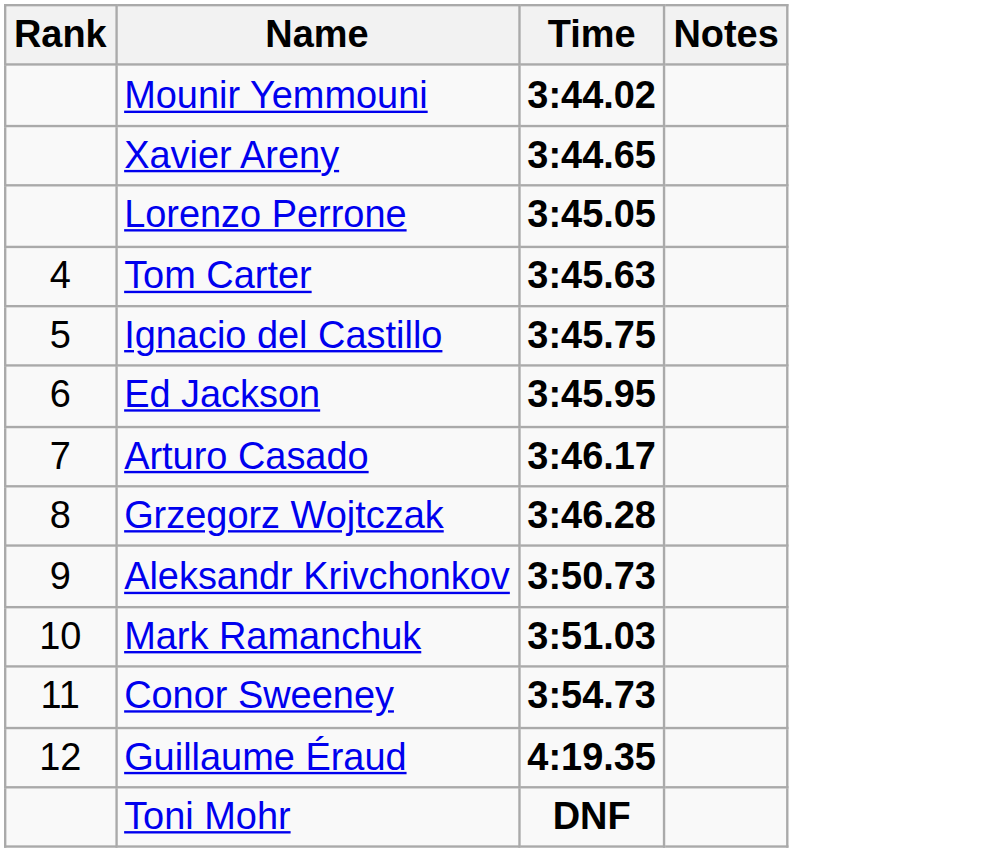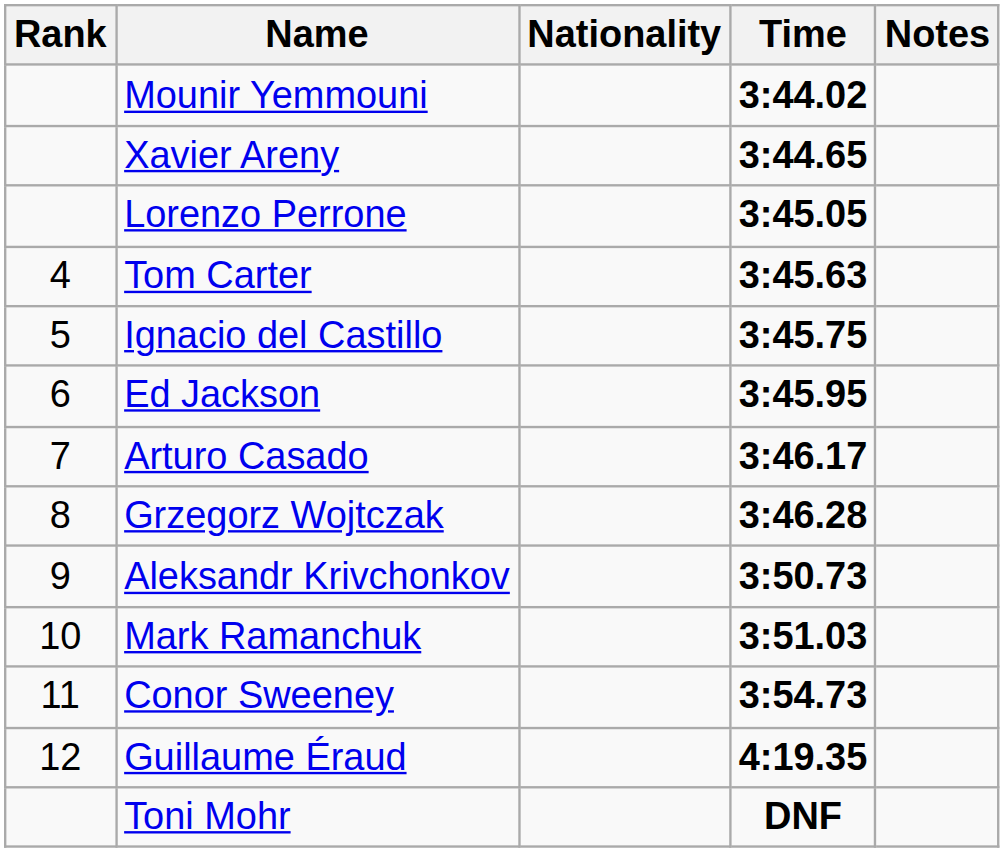+ column: (624, 34)
